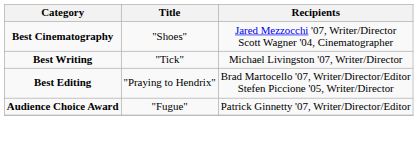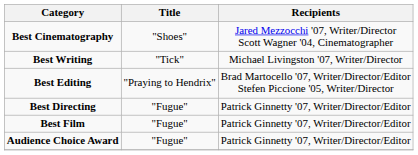+ row: (63, 106)
+ row: (63, 123)
